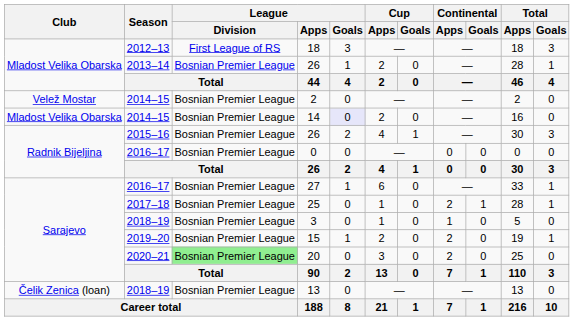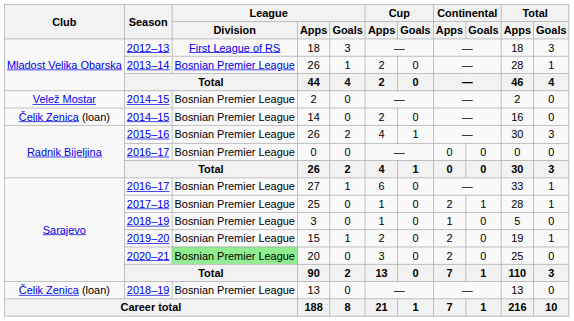(64, 117) Mladost Velika Obarska -> (64, 117) Čelik Zenica (loan)
(348, 117) lavender background -> (348, 117) no background
